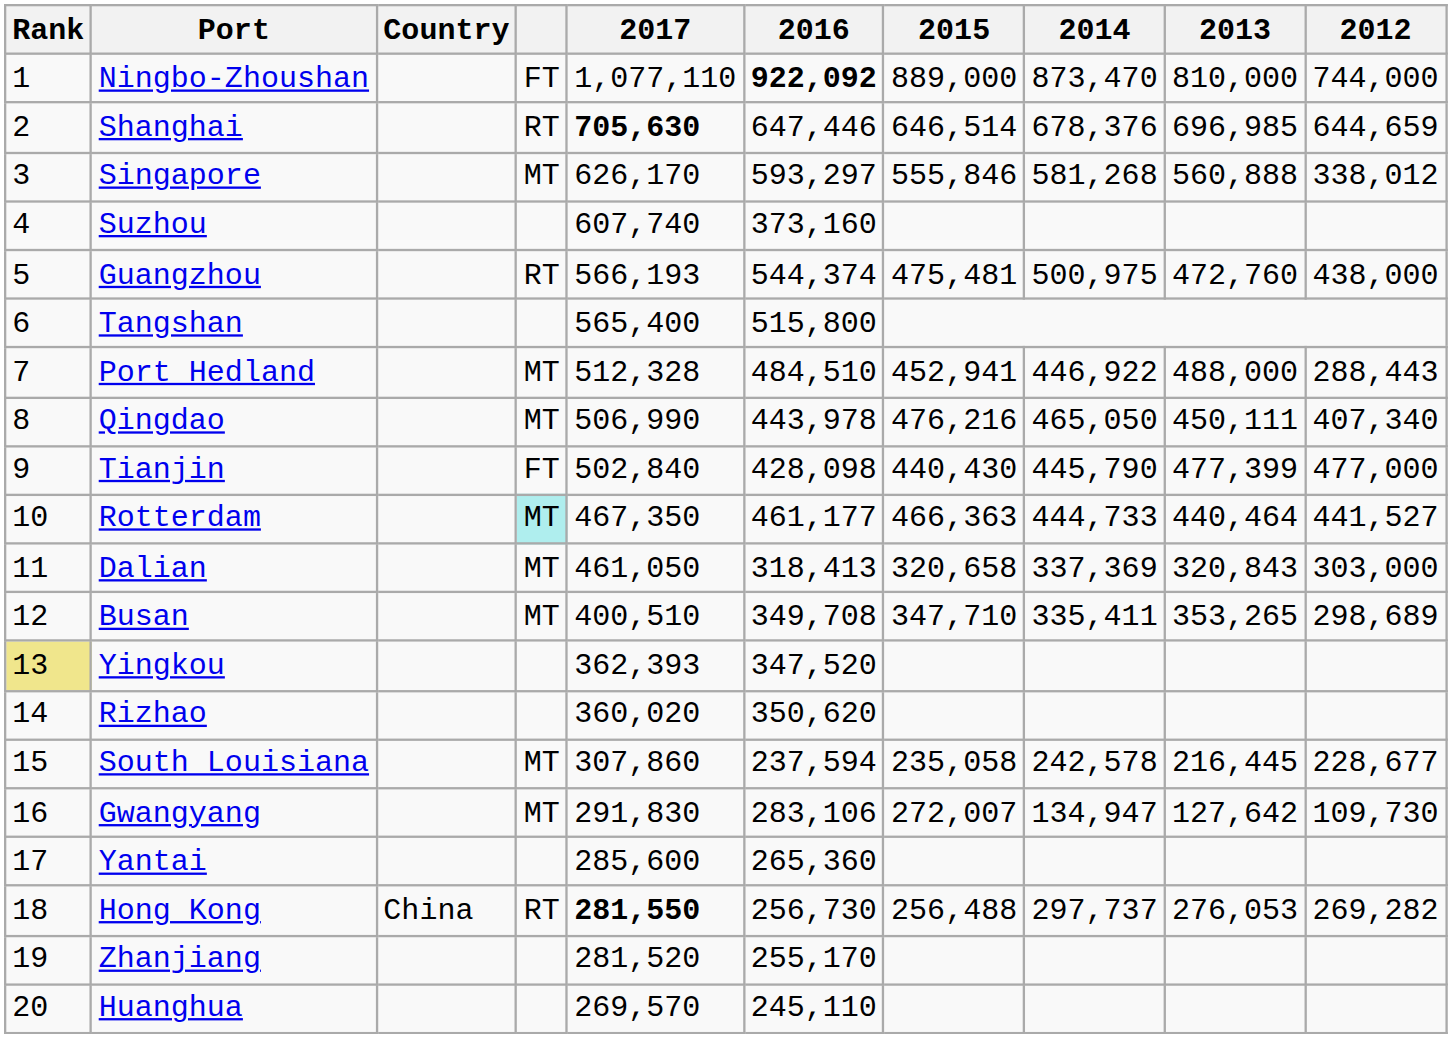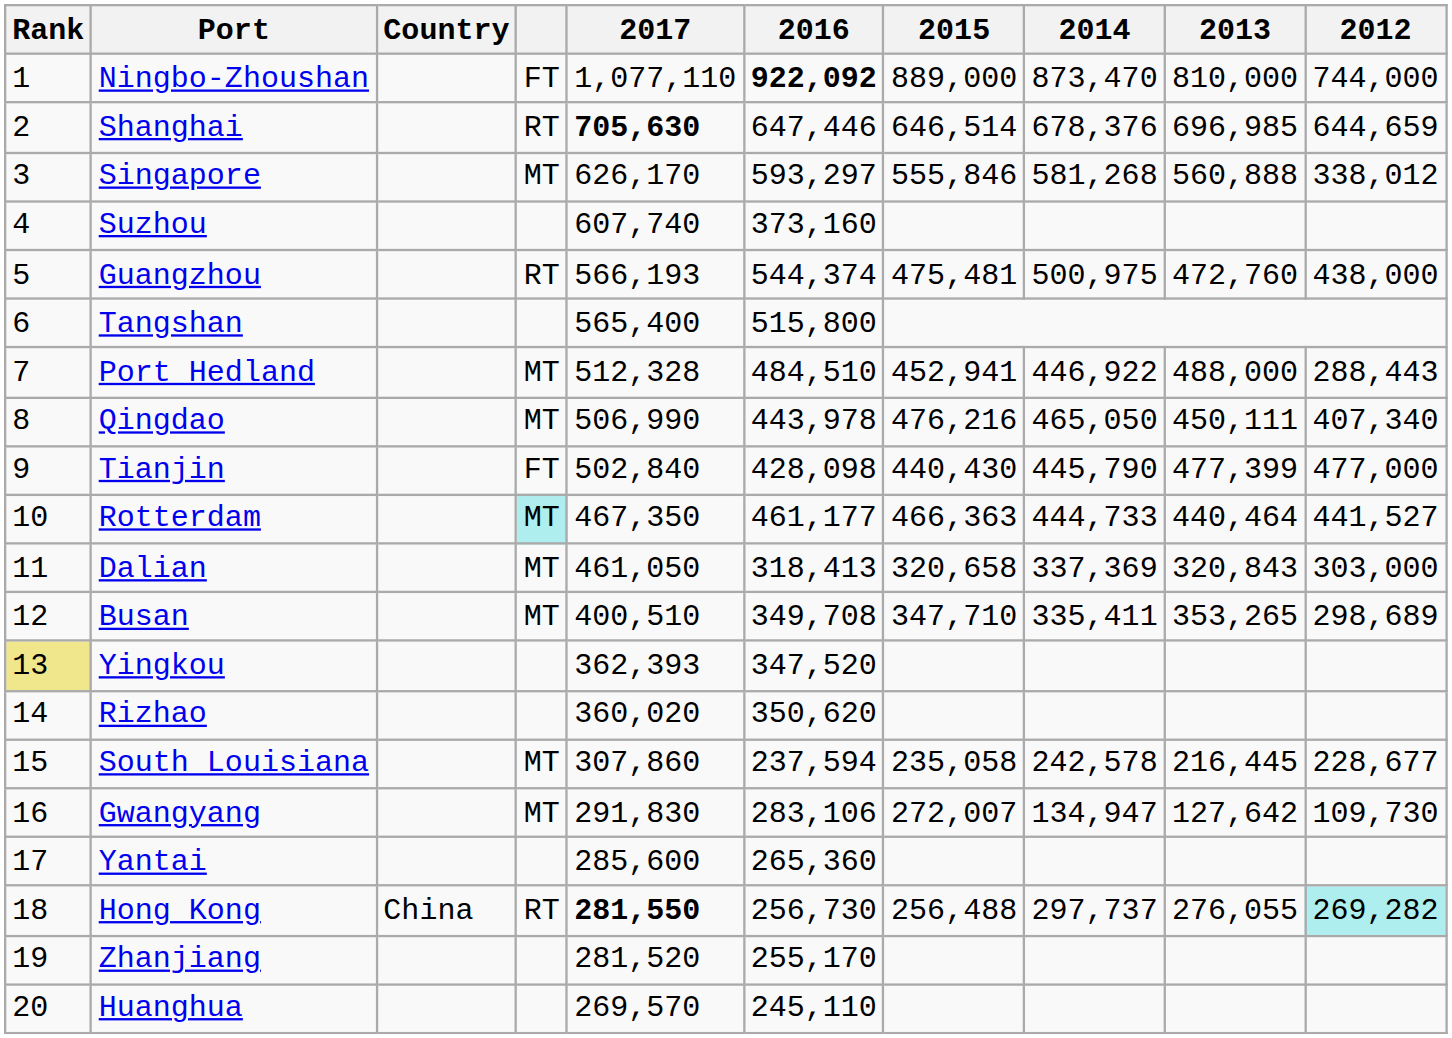(1235, 911) 276,053 -> (1235, 911) 276,055
(1375, 911) no background -> (1375, 911) paleturquoise background
